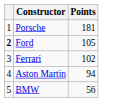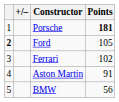+ column: (22, 12)
(89, 27) normal -> (106, 27) bold
(91, 74) 94 -> (108, 74) 91
